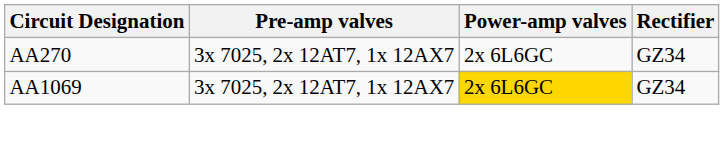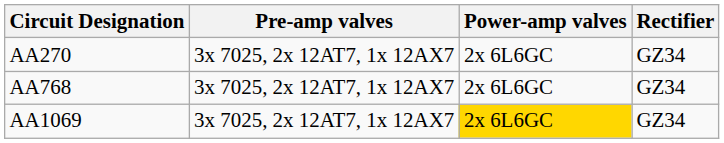+ row: (40, 87)
